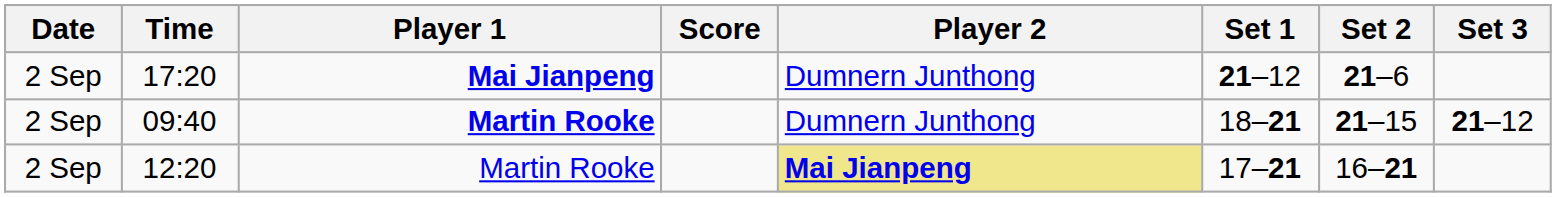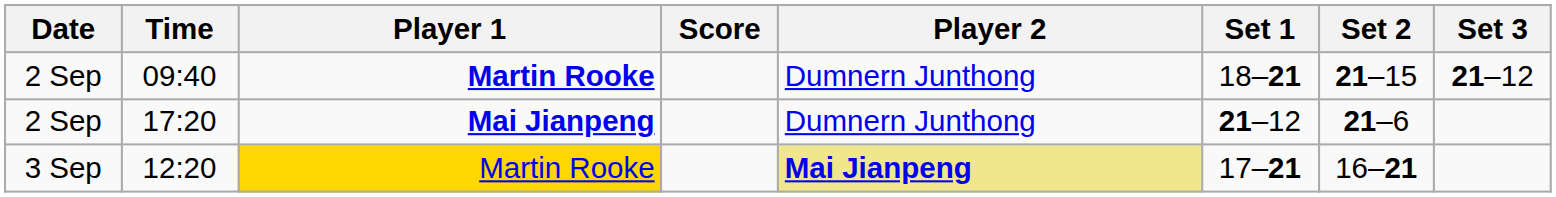rows swapped: (180, 122) <-> (180, 75)
(63, 169) 2 Sep -> (63, 169) 3 Sep
(567, 169) no background -> (567, 169) gold background
